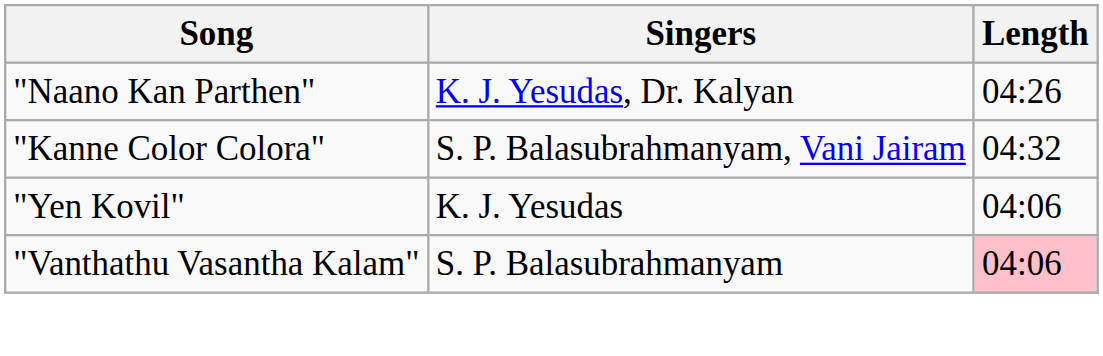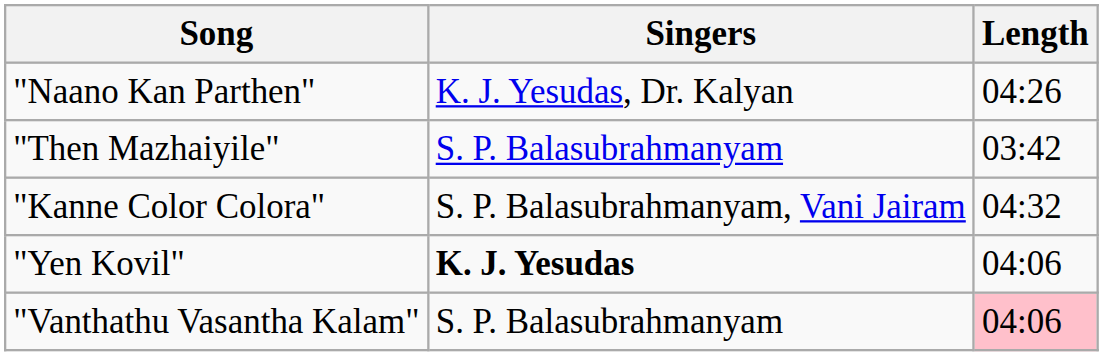+ row: (146, 148)
(529, 206) normal -> (535, 264) bold
